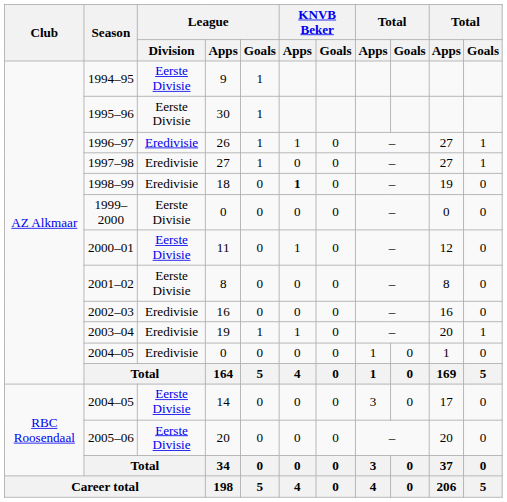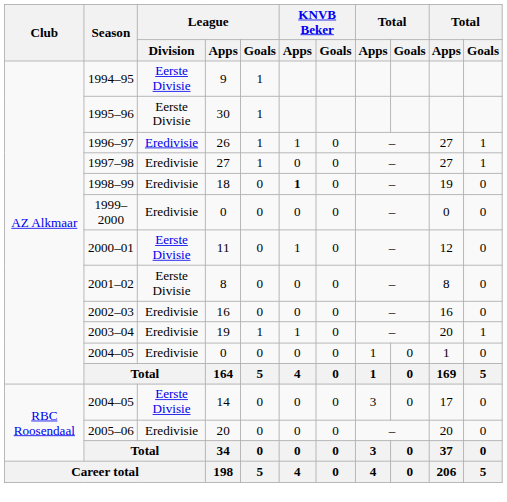(172, 212) Eerste Divisie -> (172, 212) Eredivisie
(172, 437) Eerste Divisie -> (172, 430) Eredivisie
